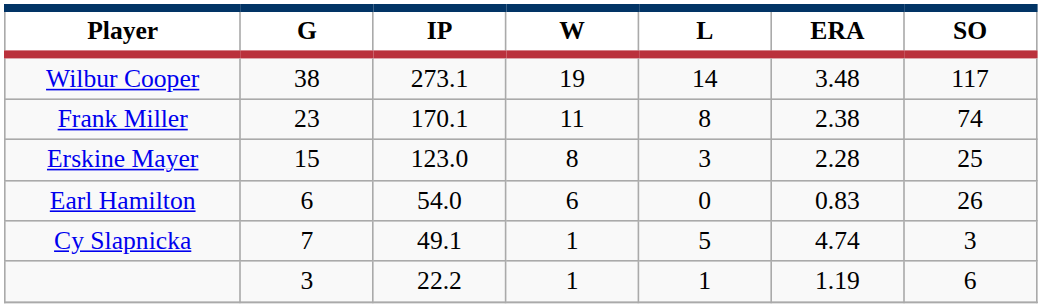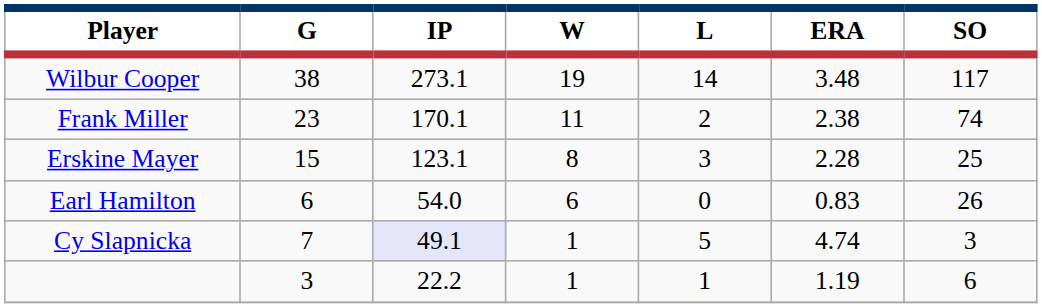(705, 118) 8 -> (705, 118) 2
(440, 159) 123.0 -> (440, 159) 123.1
(440, 240) no background -> (440, 240) lavender background
